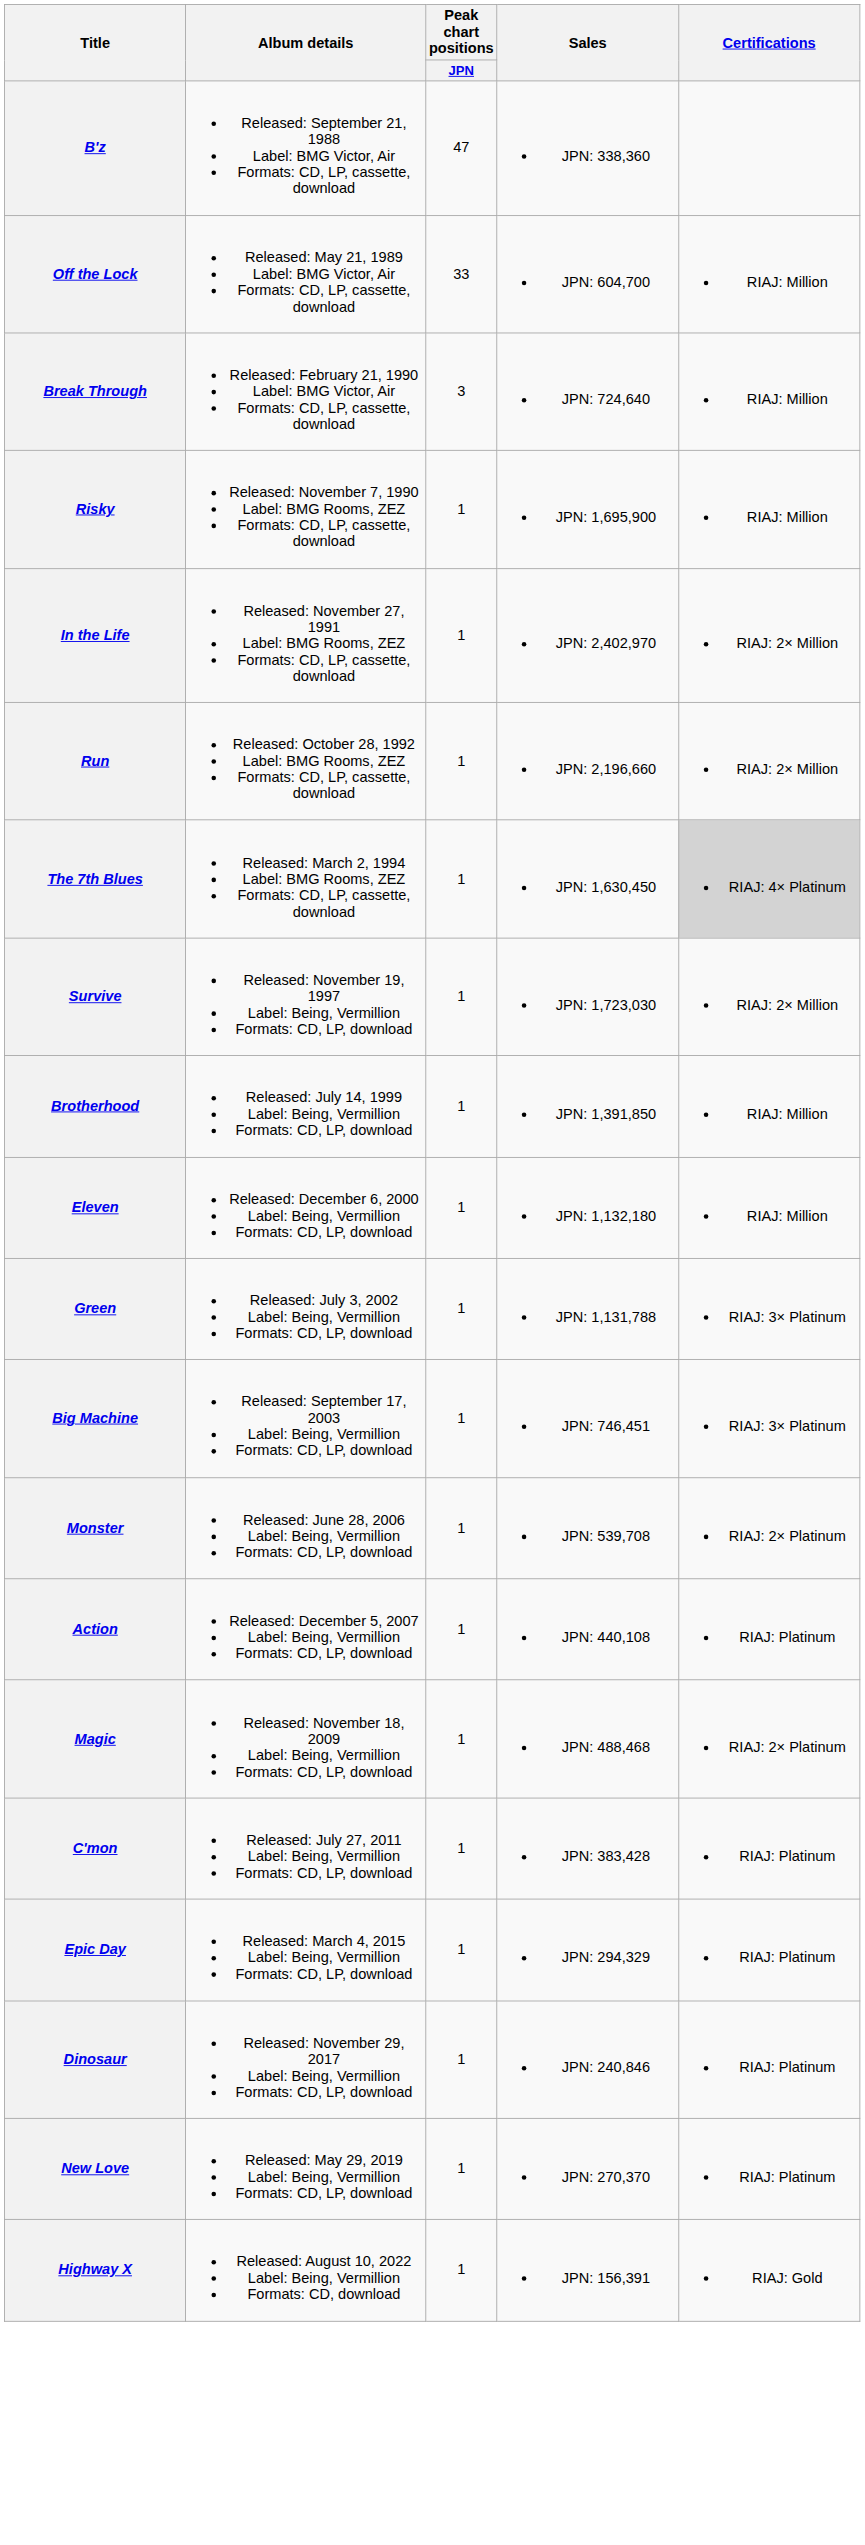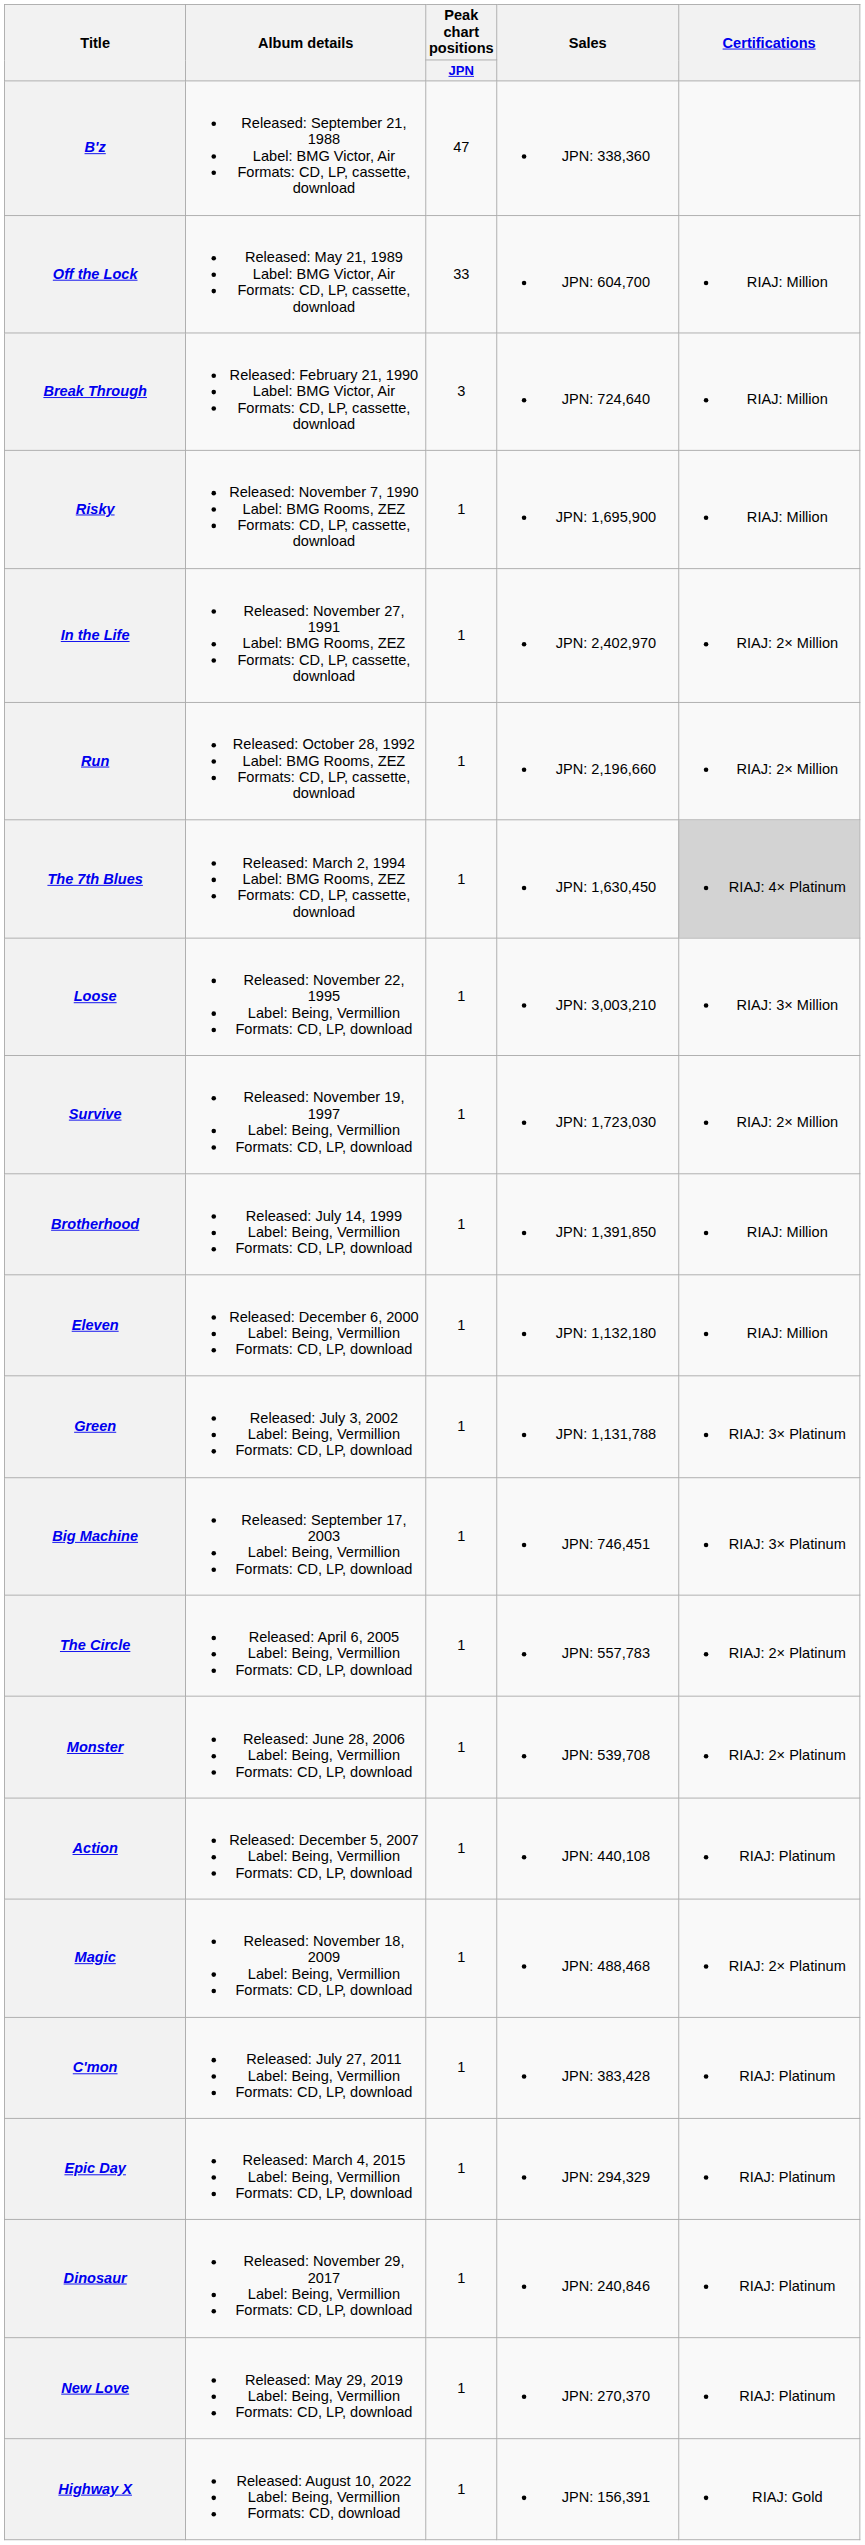+ row: (95, 996)
+ row: (95, 1645)
